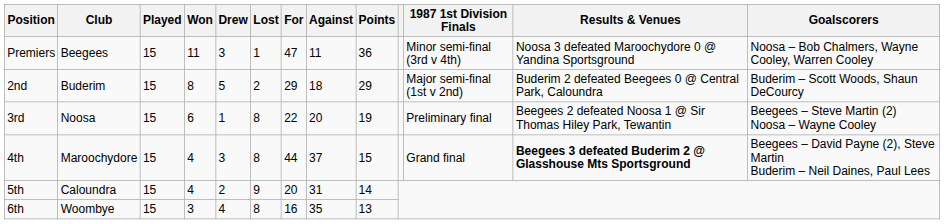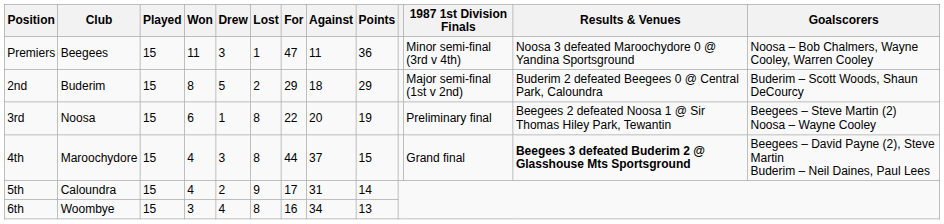(291, 190) 20 -> (291, 190) 17
(316, 209) 35 -> (316, 209) 34
